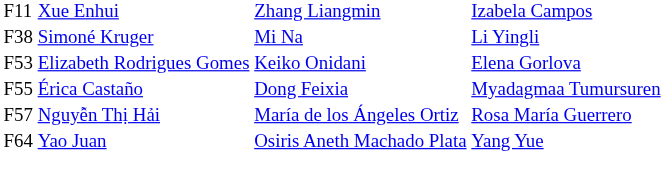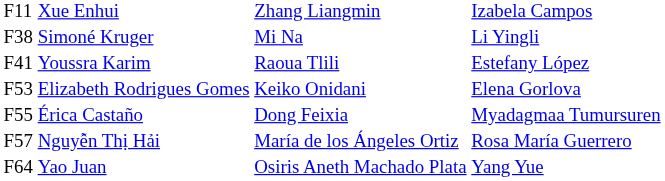+ row: (94, 62)
